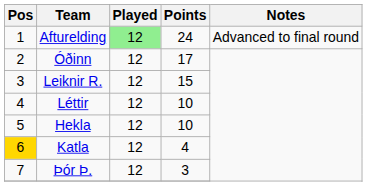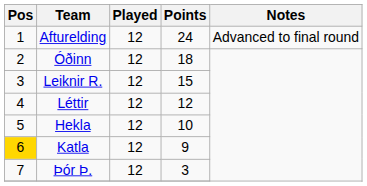(135, 37) lightgreen background -> (135, 37) no background
(185, 59) 17 -> (185, 59) 18
(185, 103) 10 -> (185, 103) 12
(185, 147) 4 -> (185, 147) 9
